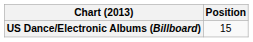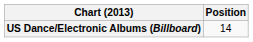(226, 28) 15 -> (226, 28) 14
